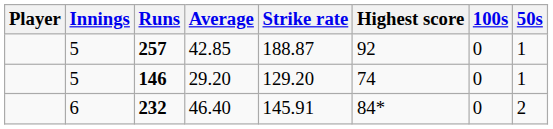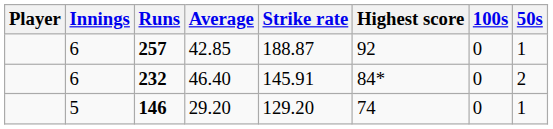(74, 49) 5 -> (74, 49) 6
rows swapped: (153, 108) <-> (153, 78)
